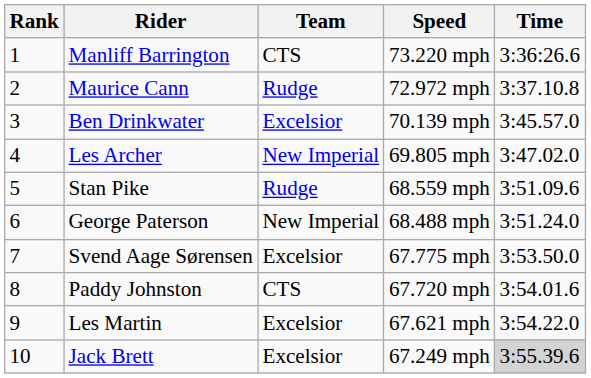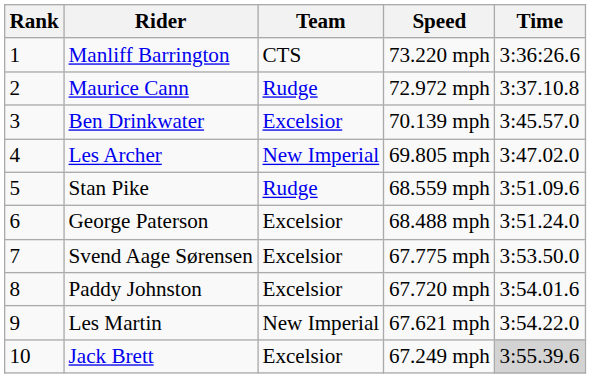(321, 222) New Imperial -> (302, 222) Excelsior
(282, 289) CTS -> (302, 289) Excelsior
(302, 322) Excelsior -> (321, 322) New Imperial
